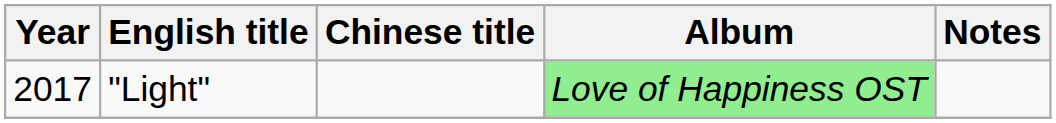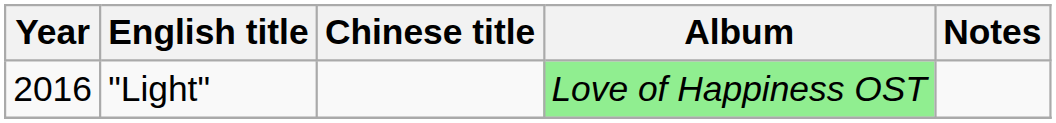(53, 88) 2017 -> (53, 88) 2016
